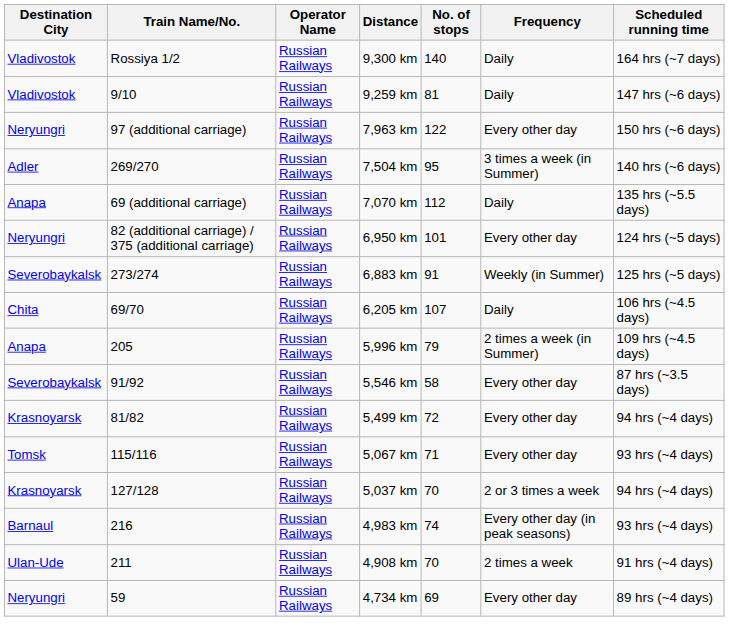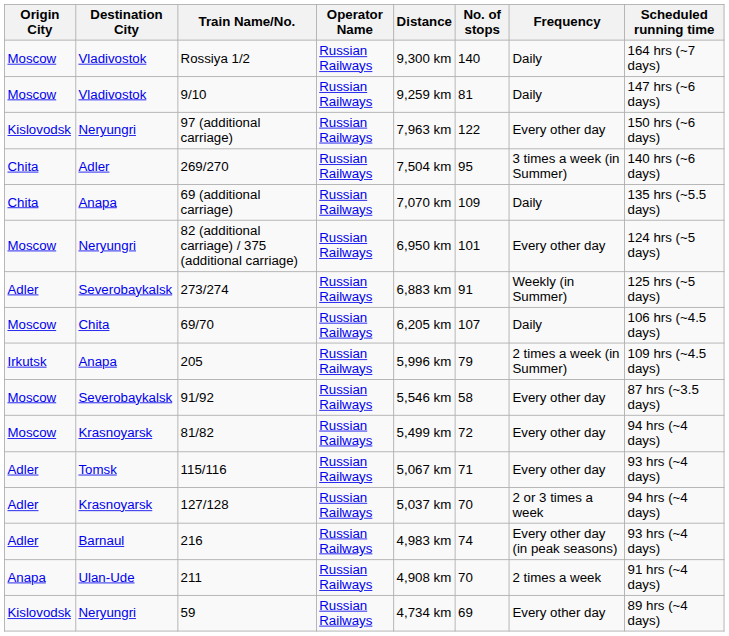+ column: (40, 22)
(435, 202) 112 -> (469, 202) 109
